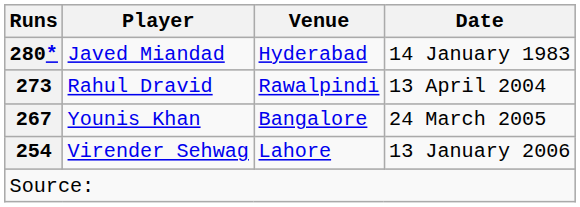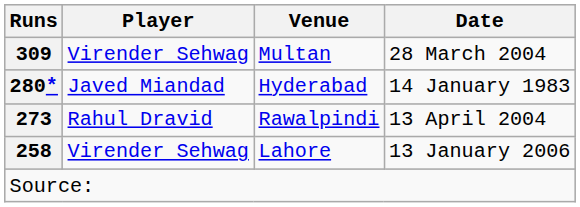+ row: (295, 54)
- row: (313, 120)
(34, 153) 254 -> (34, 153) 258
